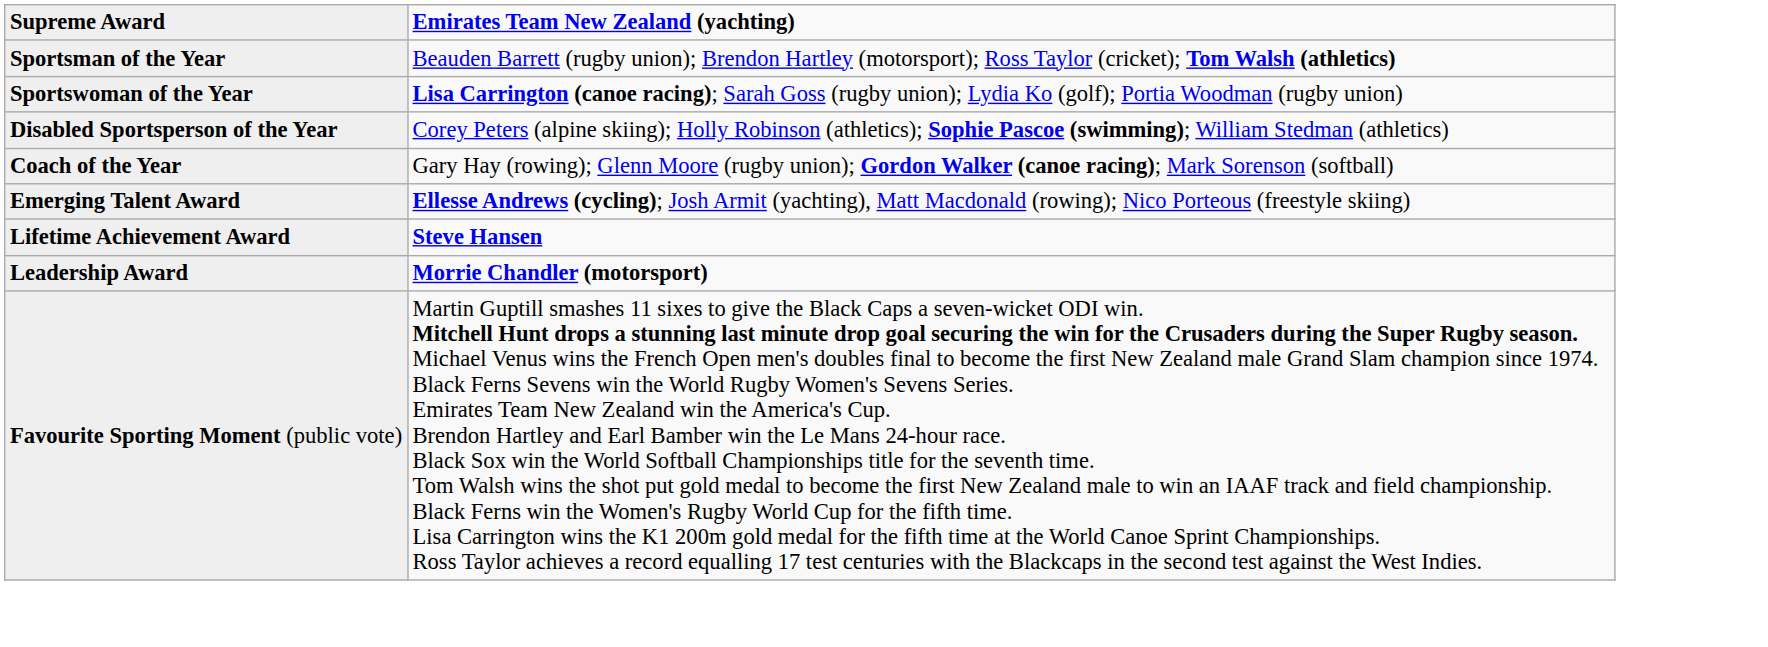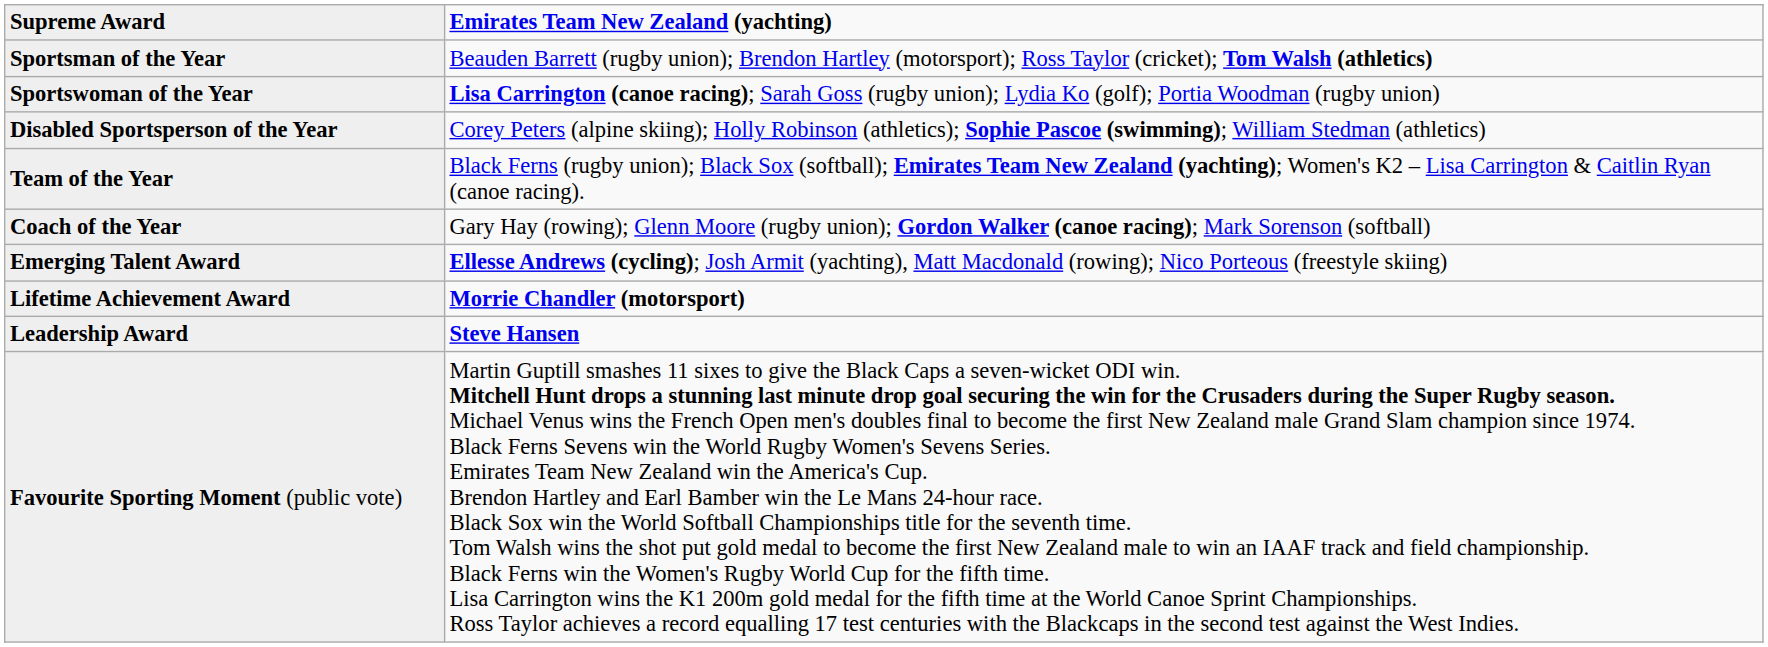+ row: (91, 178)
(477, 237) Steve Hansen -> (597, 298) Morrie Chandler (motorsport)
(560, 272) Morrie Chandler (motorsport) -> (514, 333) Steve Hansen
